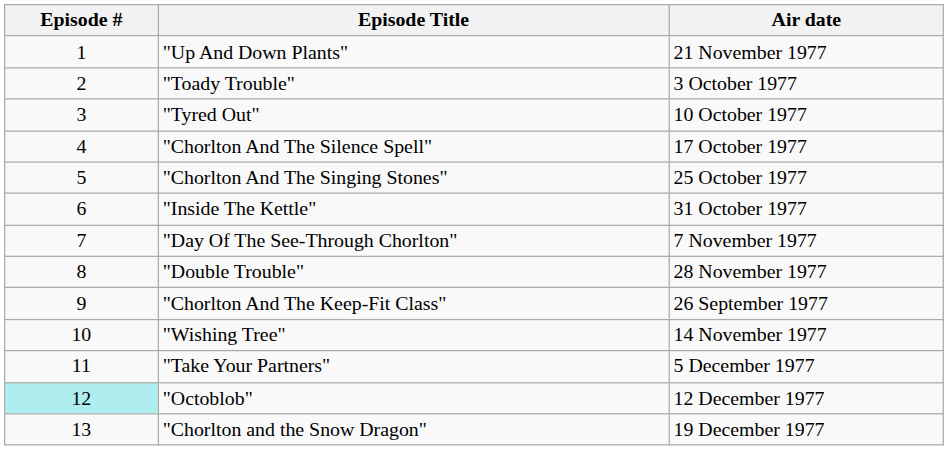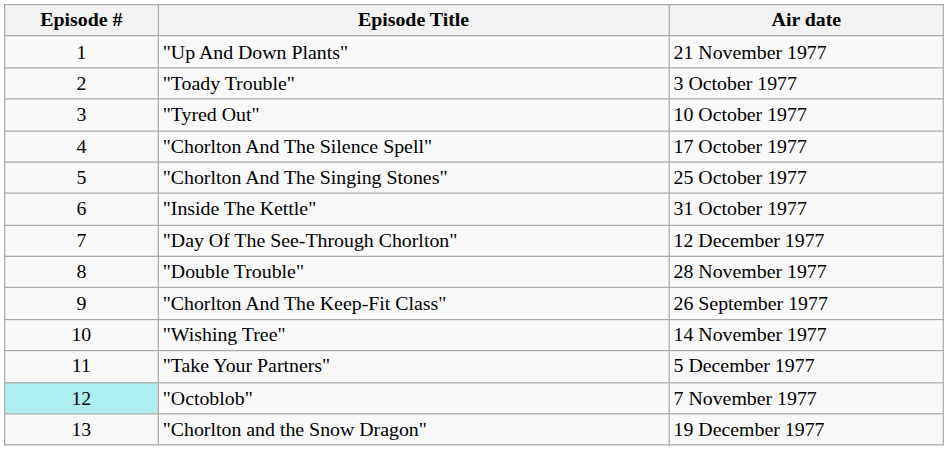(745, 240) 7 November 1977 -> (749, 240) 12 December 1977
(749, 397) 12 December 1977 -> (745, 397) 7 November 1977
